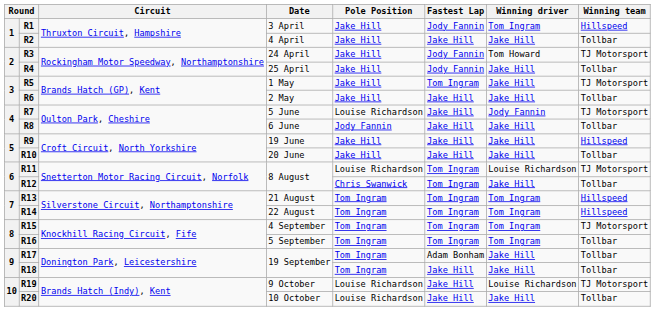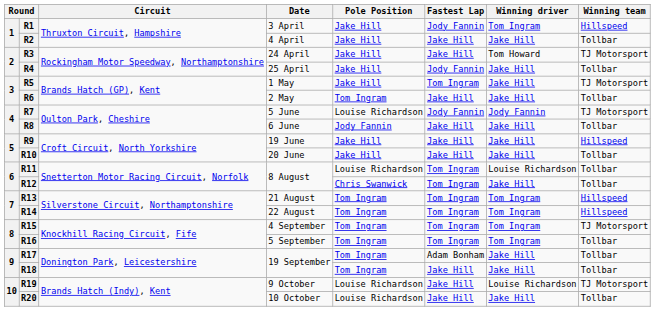(456, 55) Jody Fannin -> (450, 55) Jake Hill
(358, 98) Jake Hill -> (361, 98) Tom Ingram
(450, 112) Jake Hill -> (456, 112) Jody Fannin
(615, 170) TJ Motorsport -> (599, 170) Tollbar
